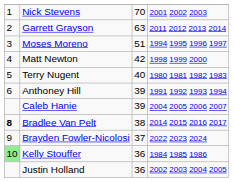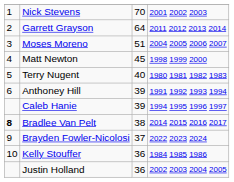(140, 28) 63 -> (140, 28) 64
(188, 44) 1994 1995 1996 1997 -> (188, 44) 2004 2005 2006 2007
(140, 59) 42 -> (140, 59) 45
(188, 107) 2004 2005 2006 2007 -> (188, 107) 1994 1995 1996 1997
(12, 153) lightgreen background -> (12, 153) no background
